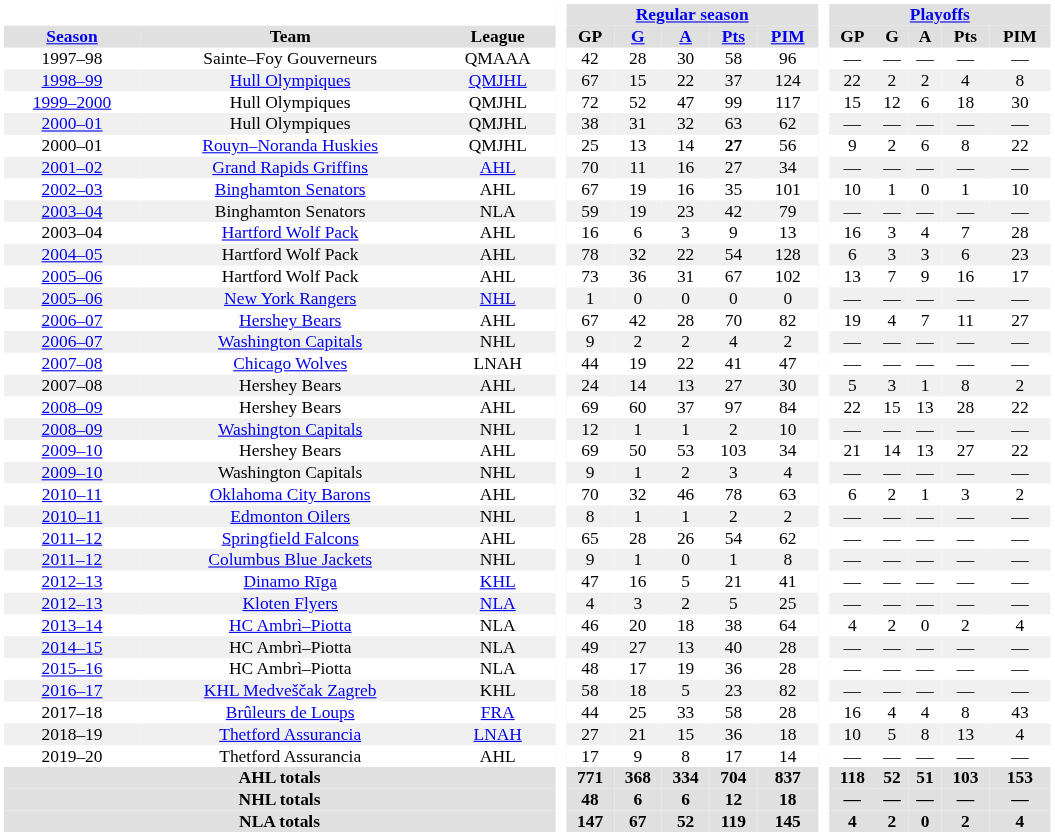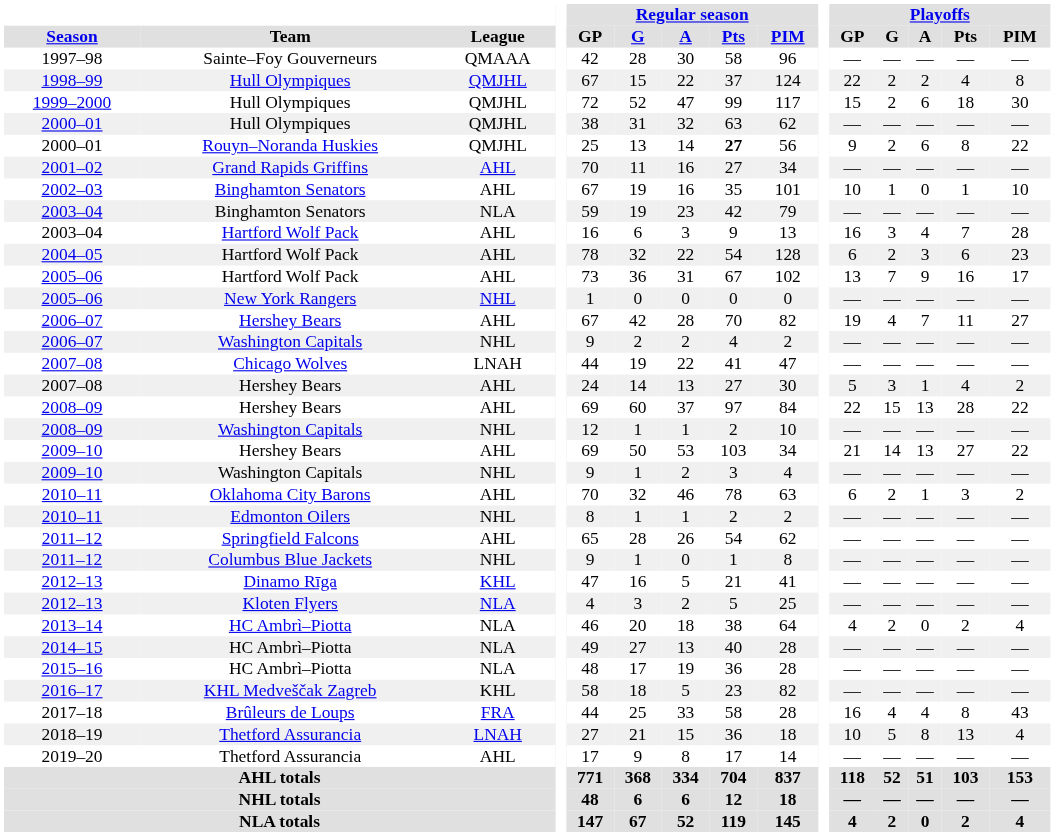(892, 102) 12 -> (892, 102) 2
(892, 254) 3 -> (892, 254) 2
(965, 385) 8 -> (965, 385) 4
